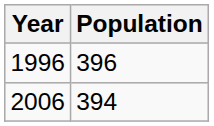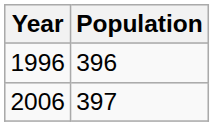(97, 101) 394 -> (97, 101) 397
